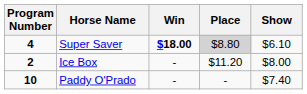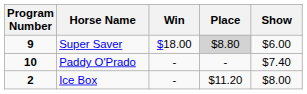(30, 44) 4 -> (30, 44) 9
(174, 44) bold -> (174, 44) normal
(277, 44) $6.10 -> (277, 44) $6.00
rows swapped: (78, 62) <-> (98, 80)
